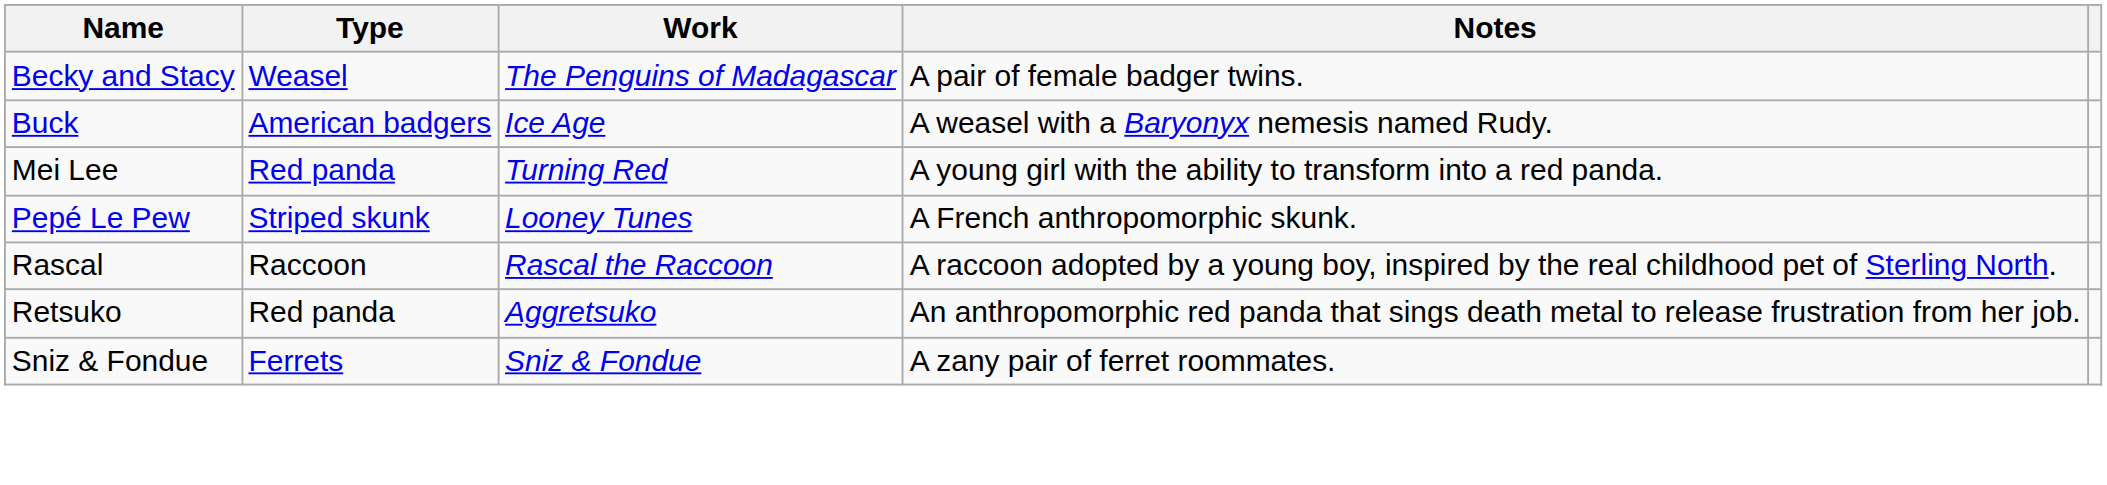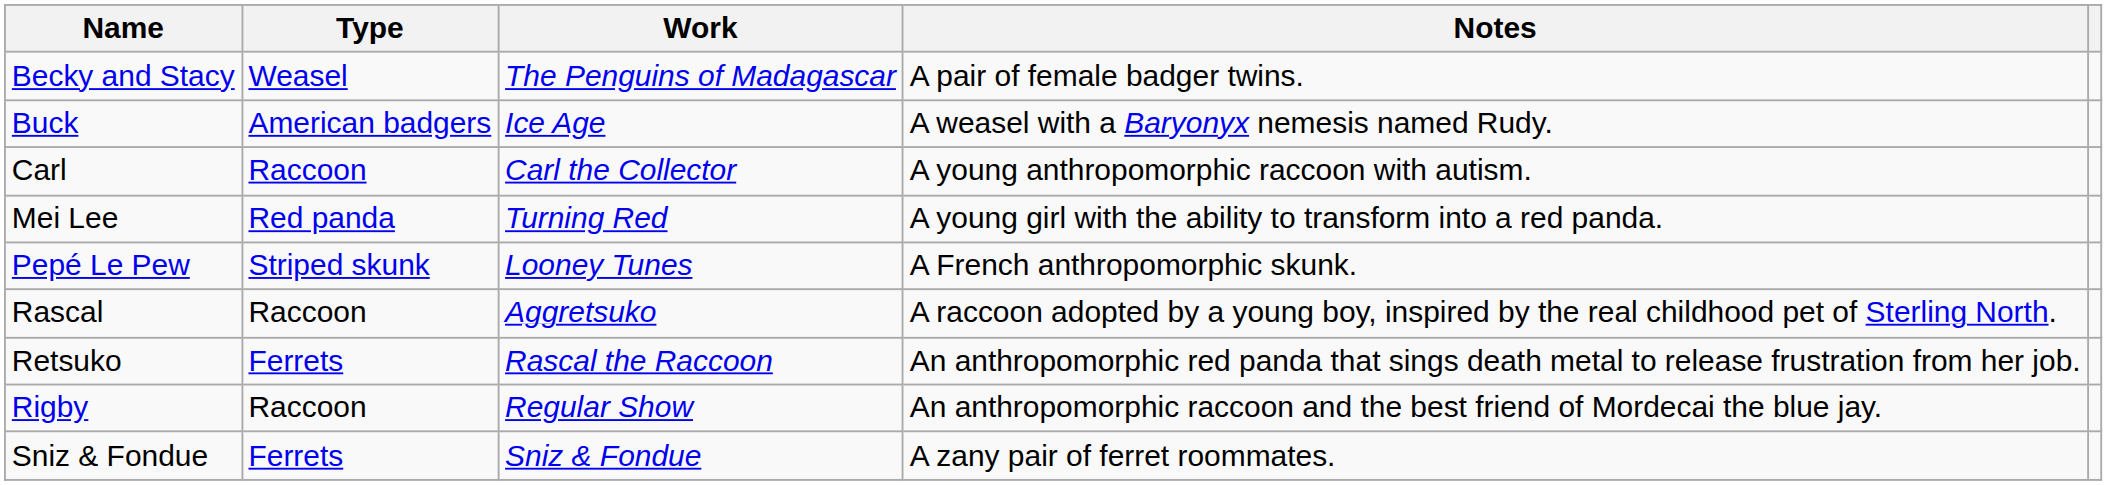+ row: (39, 170)
(639, 265) Rascal the Raccoon -> (581, 312) Aggretsuko
(322, 312) Red panda -> (296, 360) Ferrets
(581, 312) Aggretsuko -> (639, 360) Rascal the Raccoon
+ row: (50, 407)
